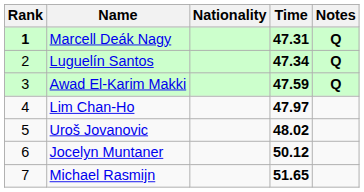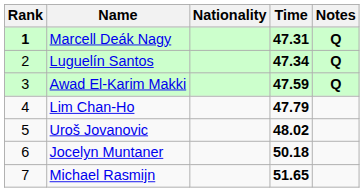(291, 107) 47.97 -> (291, 107) 47.79
(291, 152) 50.12 -> (291, 152) 50.18
